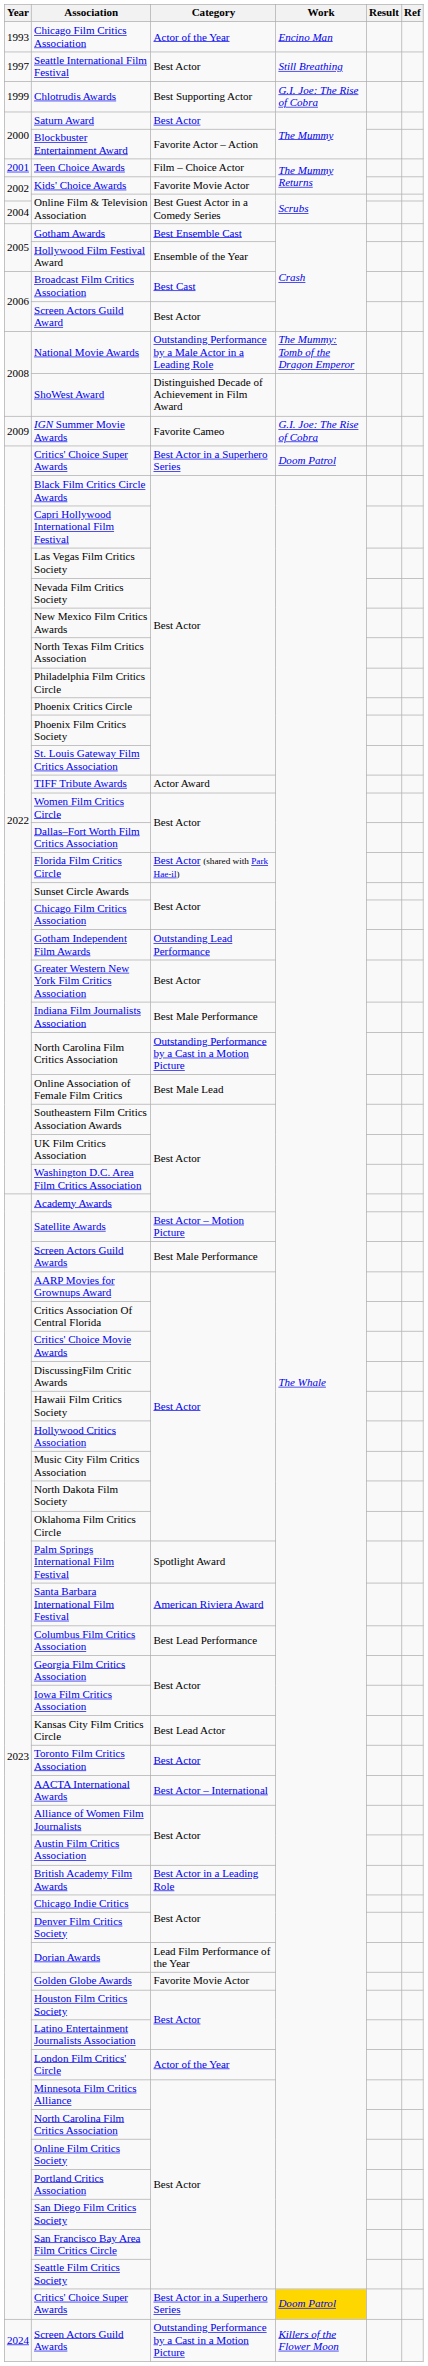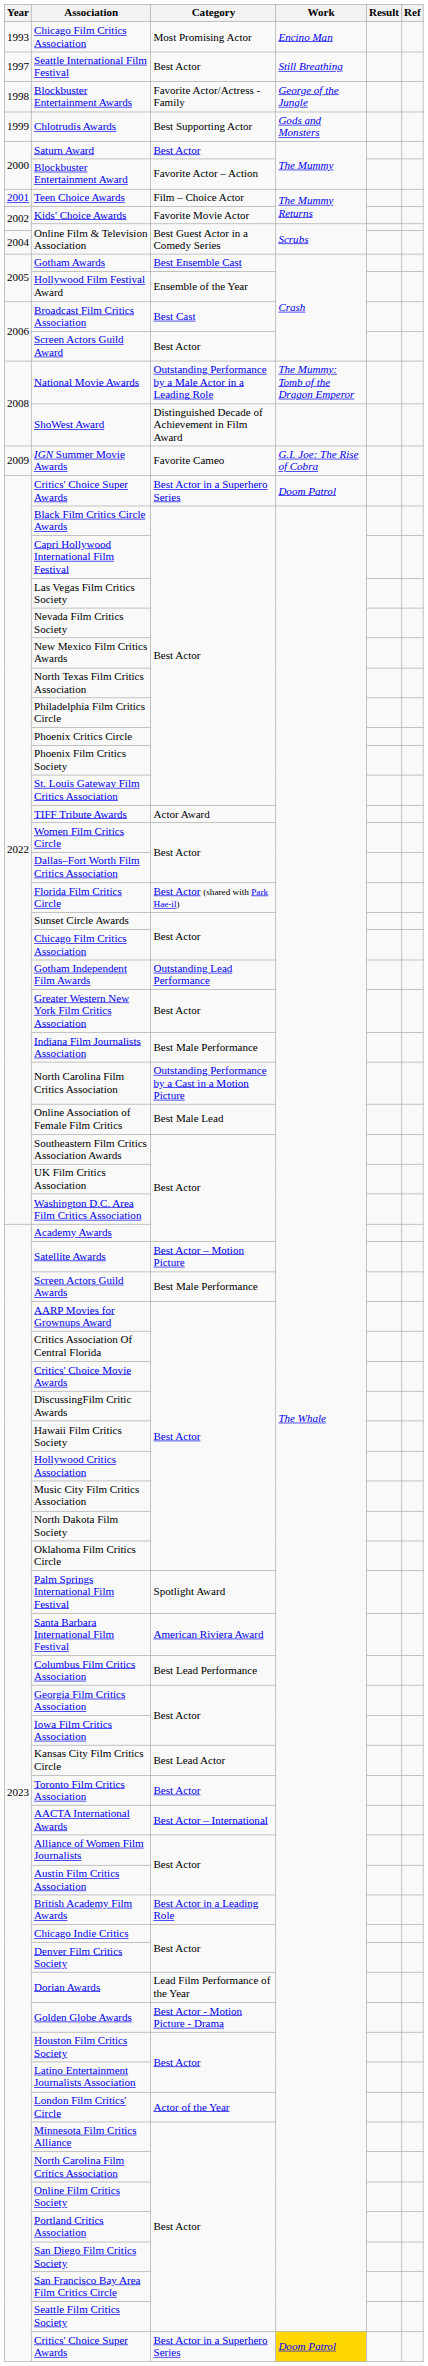(192, 36) Actor of the Year -> (203, 36) Most Promising Actor
+ row: (18, 96)
(318, 96) G.I. Joe: The Rise of Cobra -> (300, 126) Gods and Monsters
(201, 1981) Favorite Movie Actor -> (198, 2017) Best Actor - Motion Picture - Drama
- row: (18, 2340)
